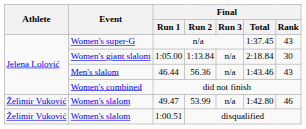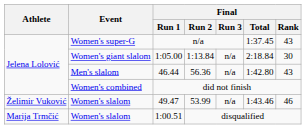(260, 72) 1:43.46 -> (260, 72) 1:42.80
(260, 102) 1:42.80 -> (260, 102) 1:43.46
(36, 117) Želimir Vuković -> (33, 117) Marija Trmčić
